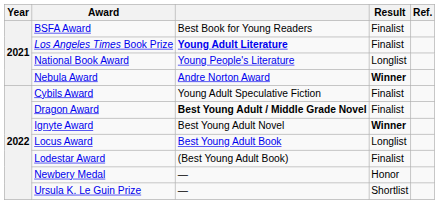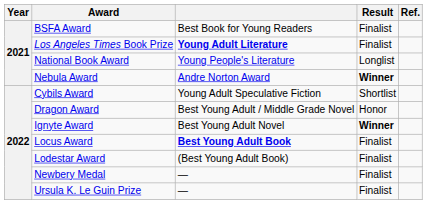(388, 93) Finalist -> (378, 93) Shortlist
(272, 110) bold -> (266, 110) normal
(388, 110) Finalist -> (373, 110) Honor
(230, 142) normal -> (234, 142) bold
(389, 142) Longlist -> (375, 142) Finalist
(385, 175) Honor -> (375, 175) Finalist
(390, 191) Shortlist -> (375, 191) Finalist
